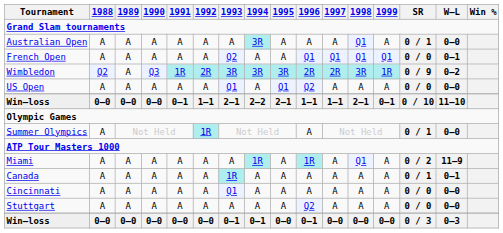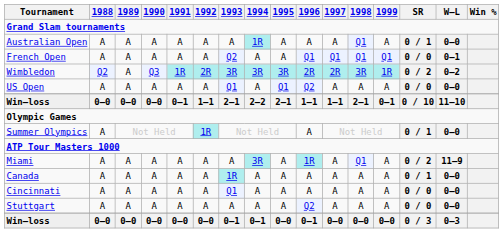(258, 41) 3R -> (258, 41) 1R
(418, 71) 0 / 9 -> (418, 71) 0 / 2
(258, 161) 1R -> (258, 161) 3R
(452, 176) 0–1 -> (452, 176) 0–0
